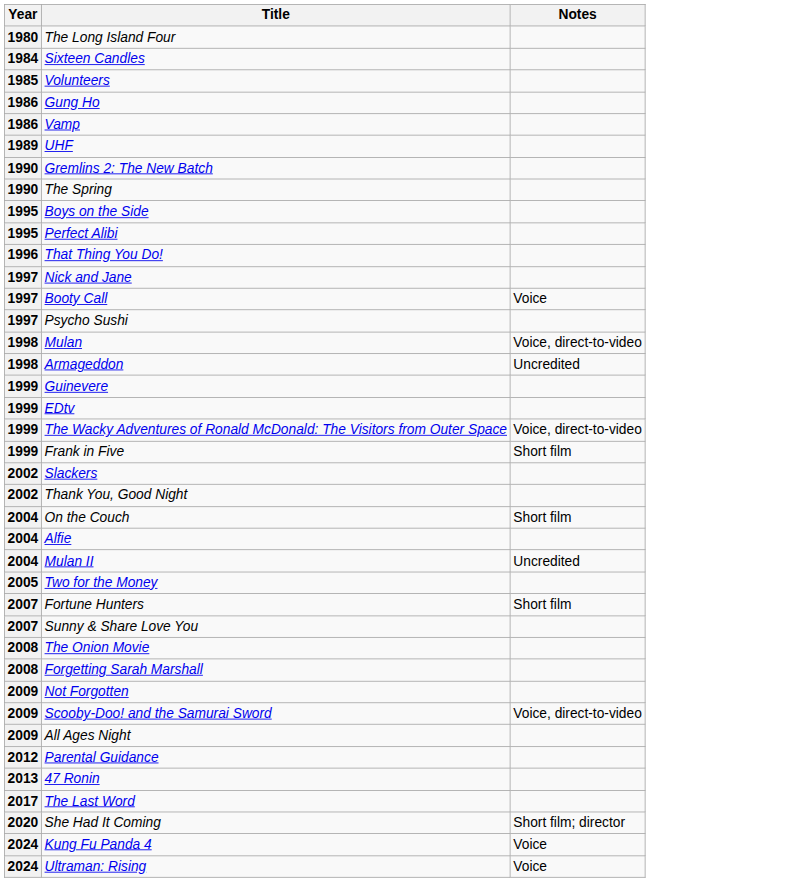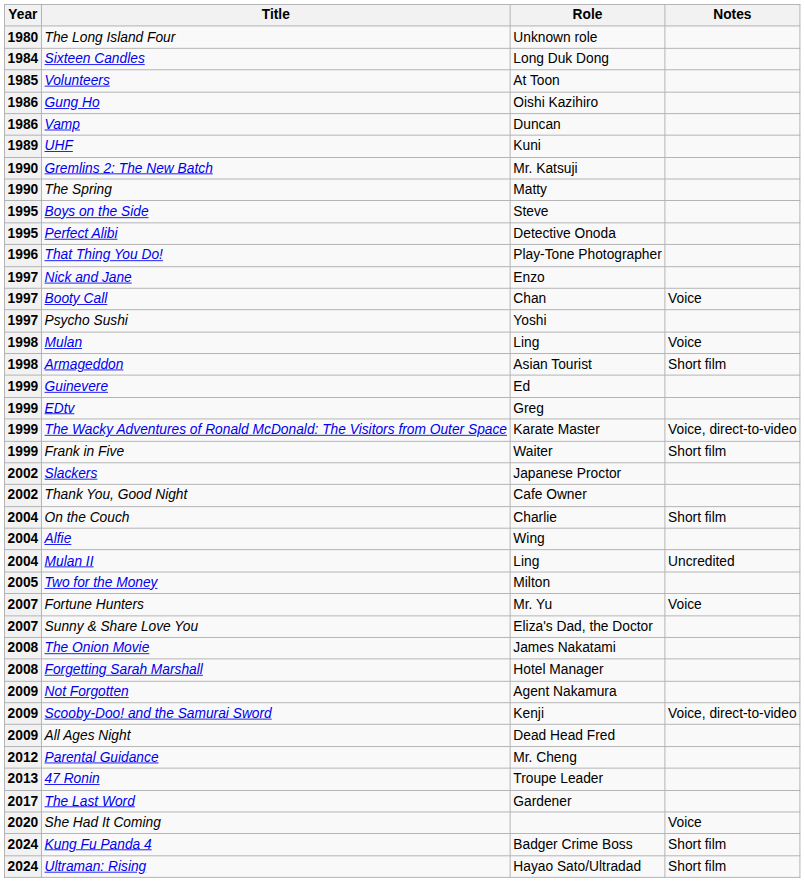+ column: (588, 15)
(578, 342) Voice, direct-to-video -> (685, 342) Voice
(547, 364) Uncredited -> (697, 364) Short film
(542, 604) Short film -> (685, 604) Voice
(569, 822) Short film; director -> (685, 822) Voice
(530, 844) Voice -> (697, 844) Short film
(530, 866) Voice -> (697, 866) Short film
